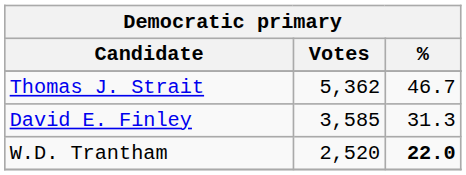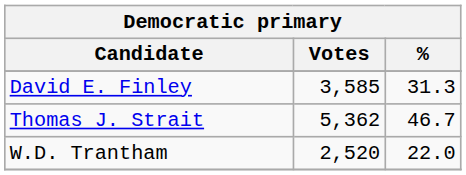rows swapped: (107, 88) <-> (101, 121)
(431, 153) bold -> (431, 153) normal
